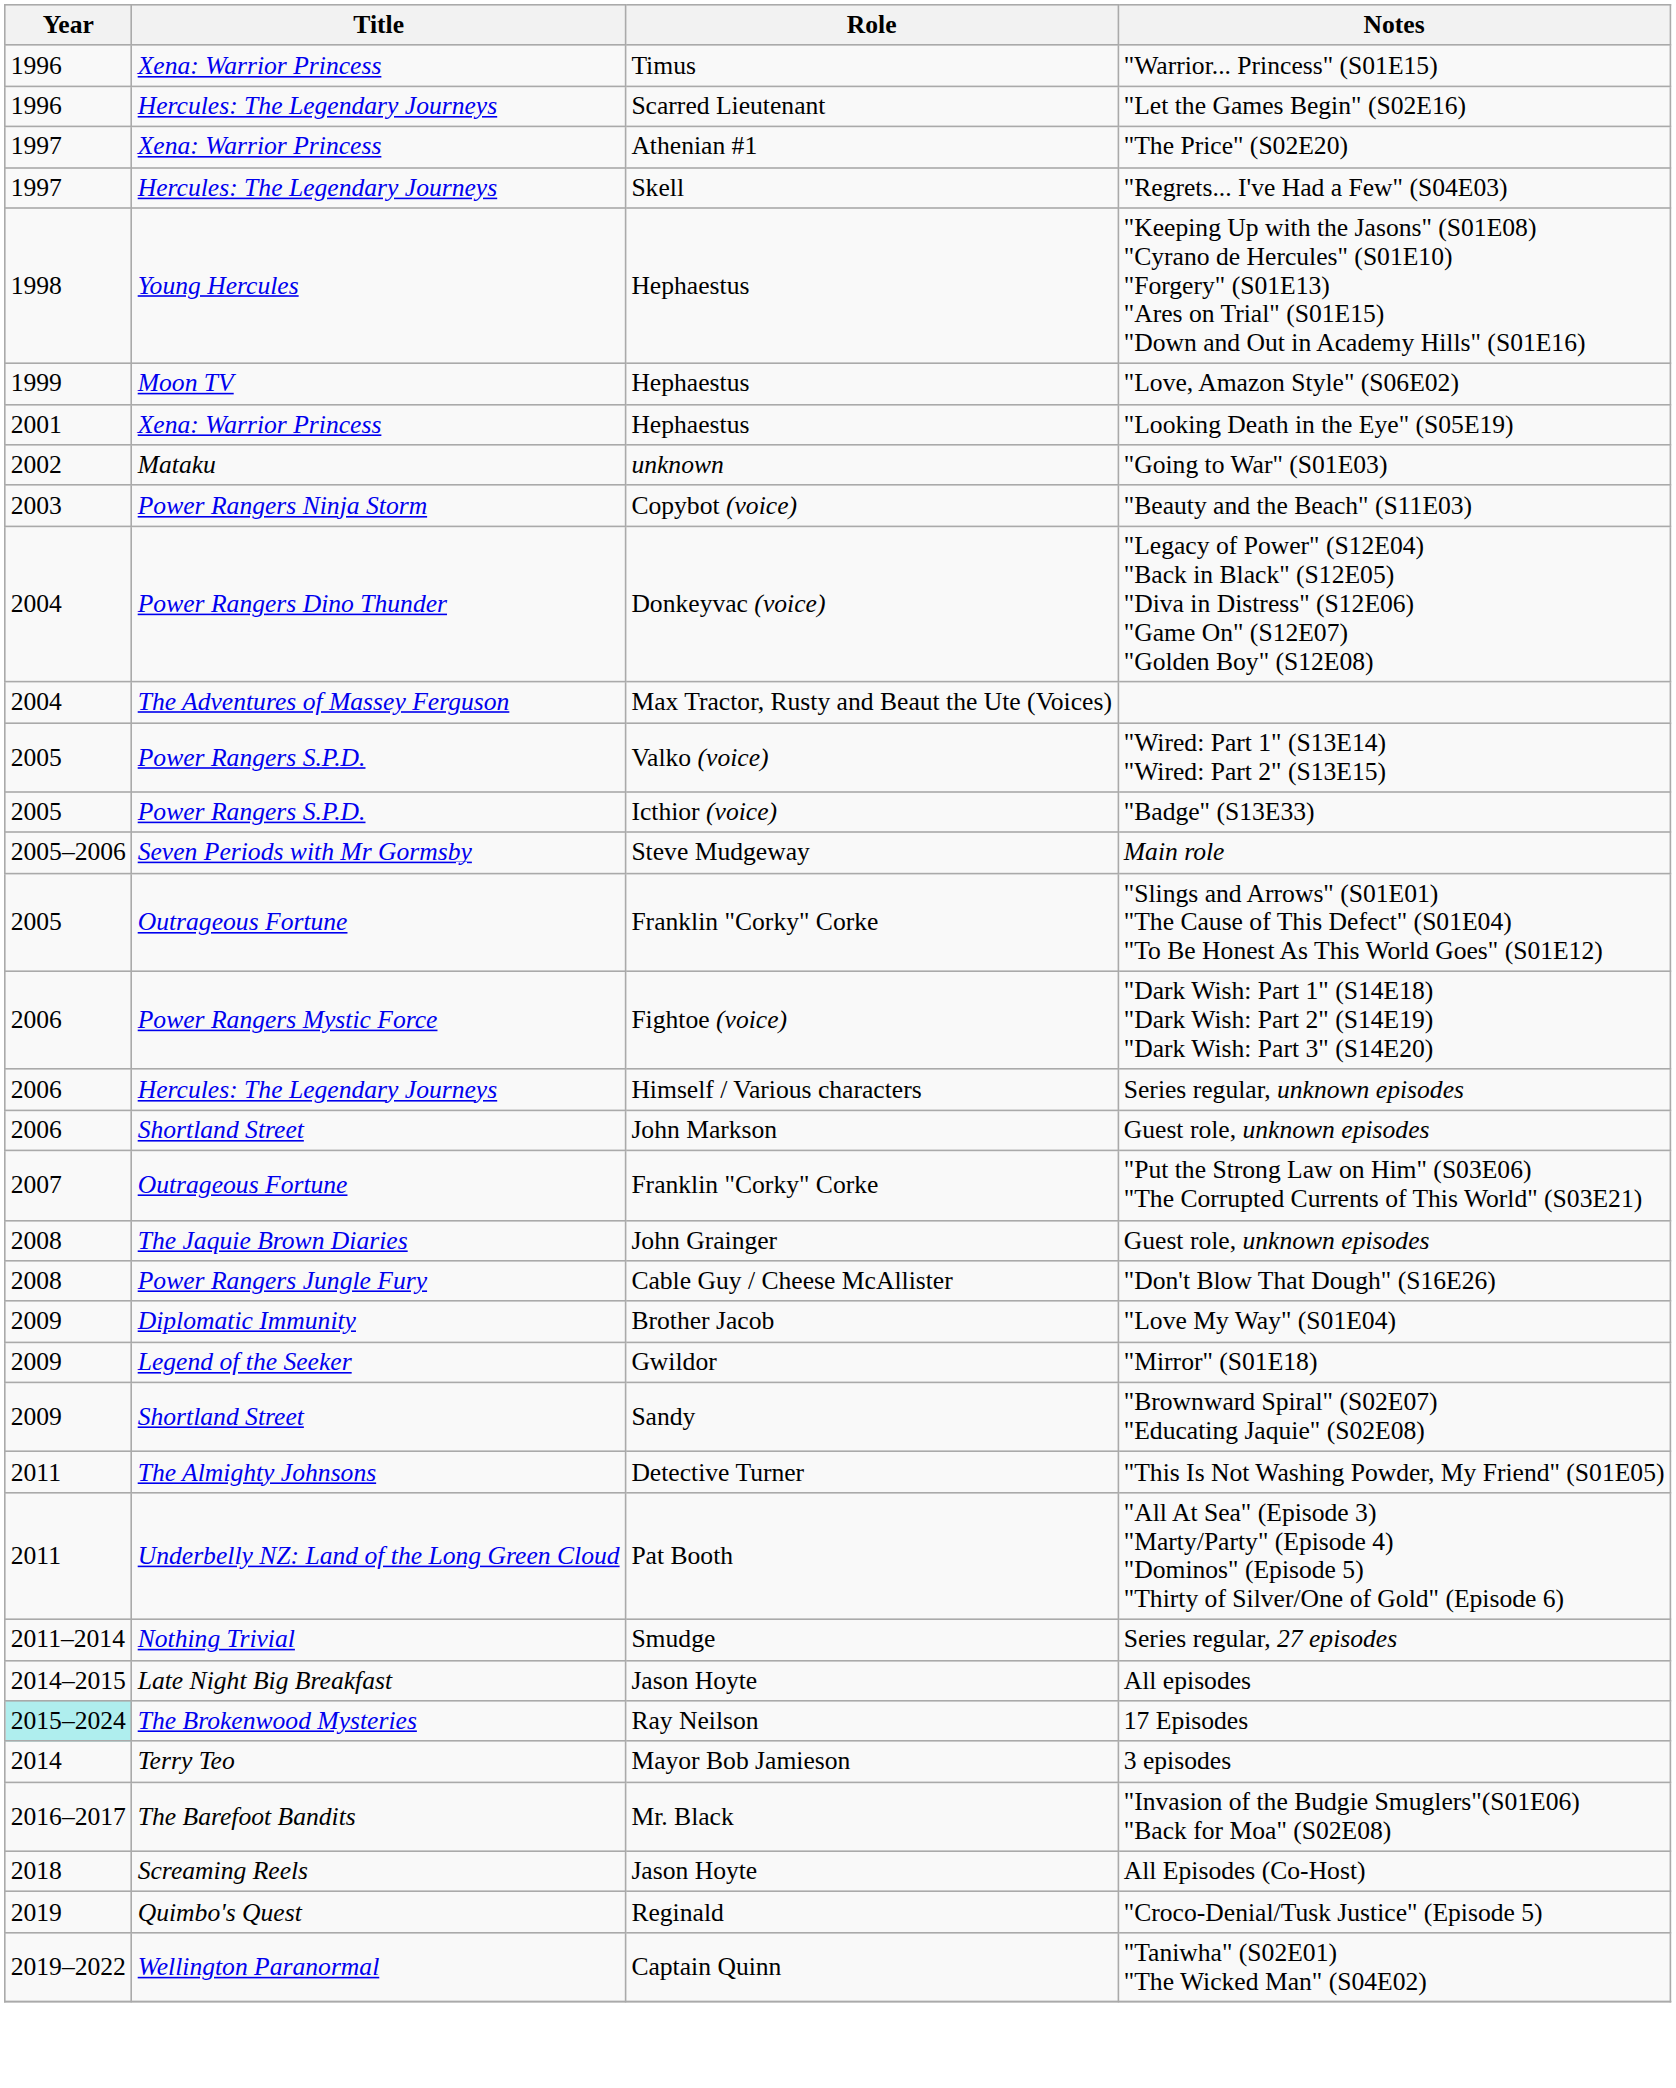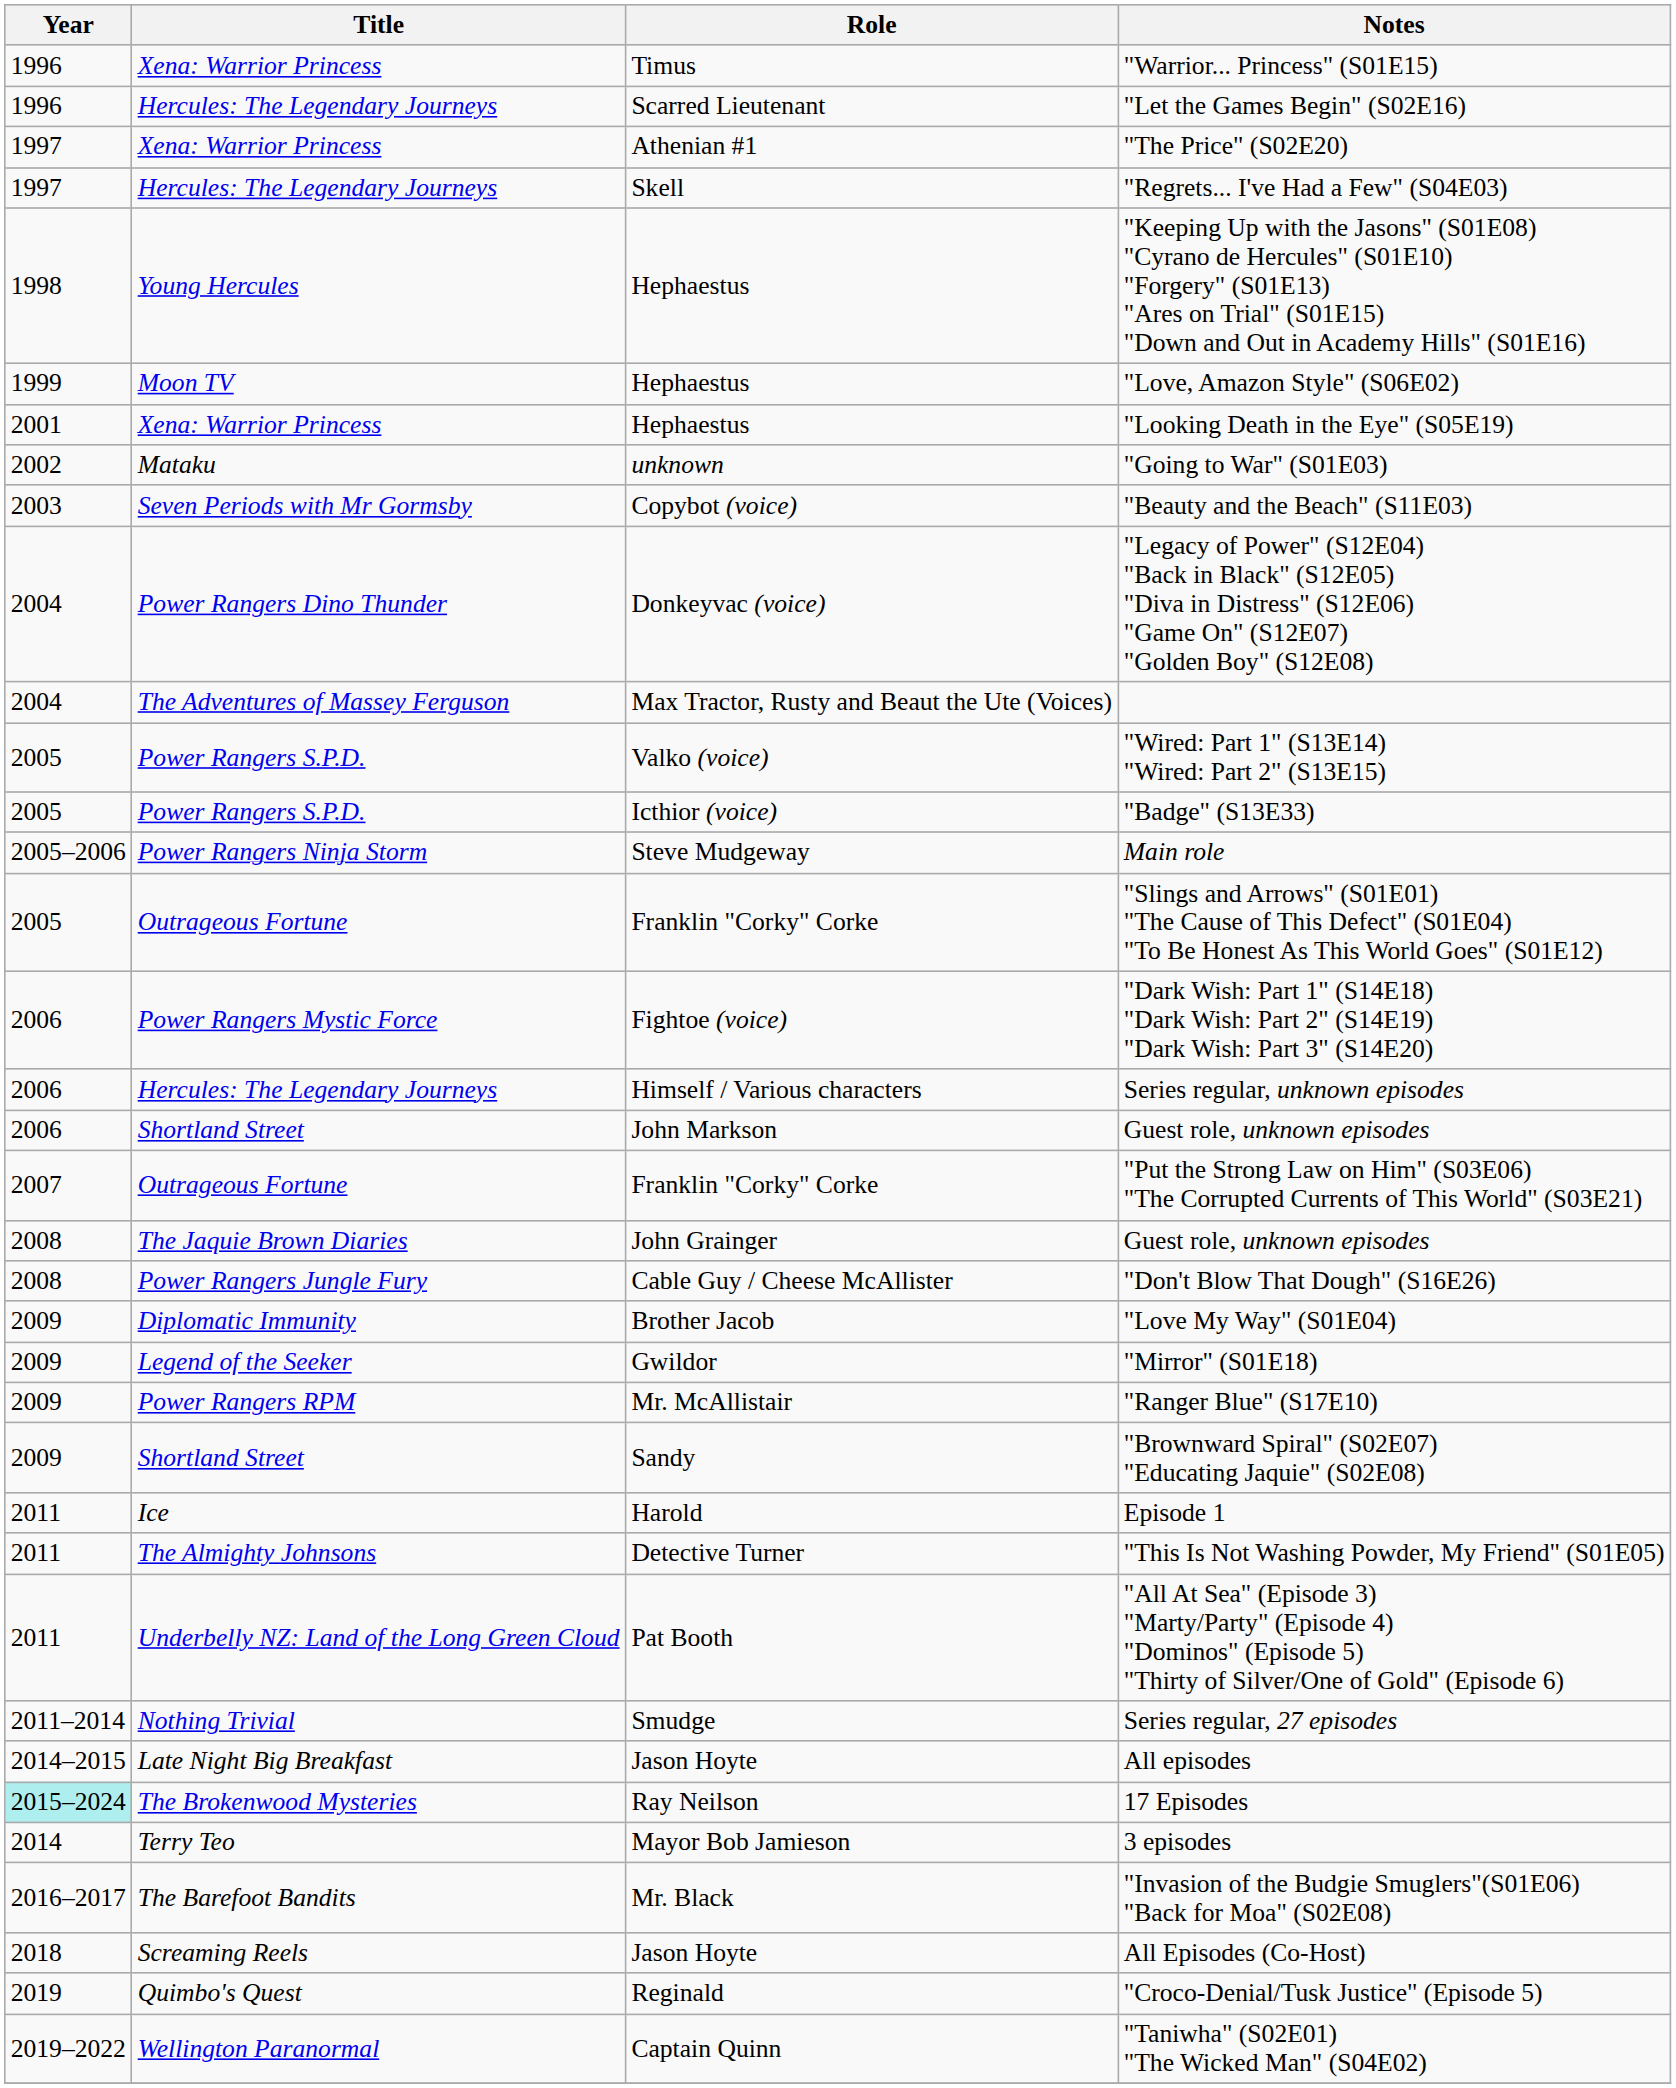(282, 505) Power Rangers Ninja Storm -> (305, 505) Seven Periods with Mr Gormsby
(305, 852) Seven Periods with Mr Gormsby -> (282, 852) Power Rangers Ninja Storm
+ row: (712, 1402)
+ row: (667, 1512)
